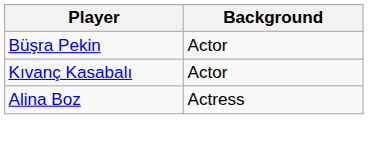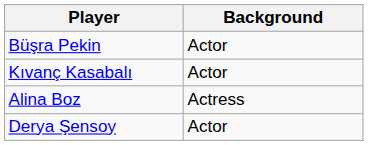+ row: (62, 126)
